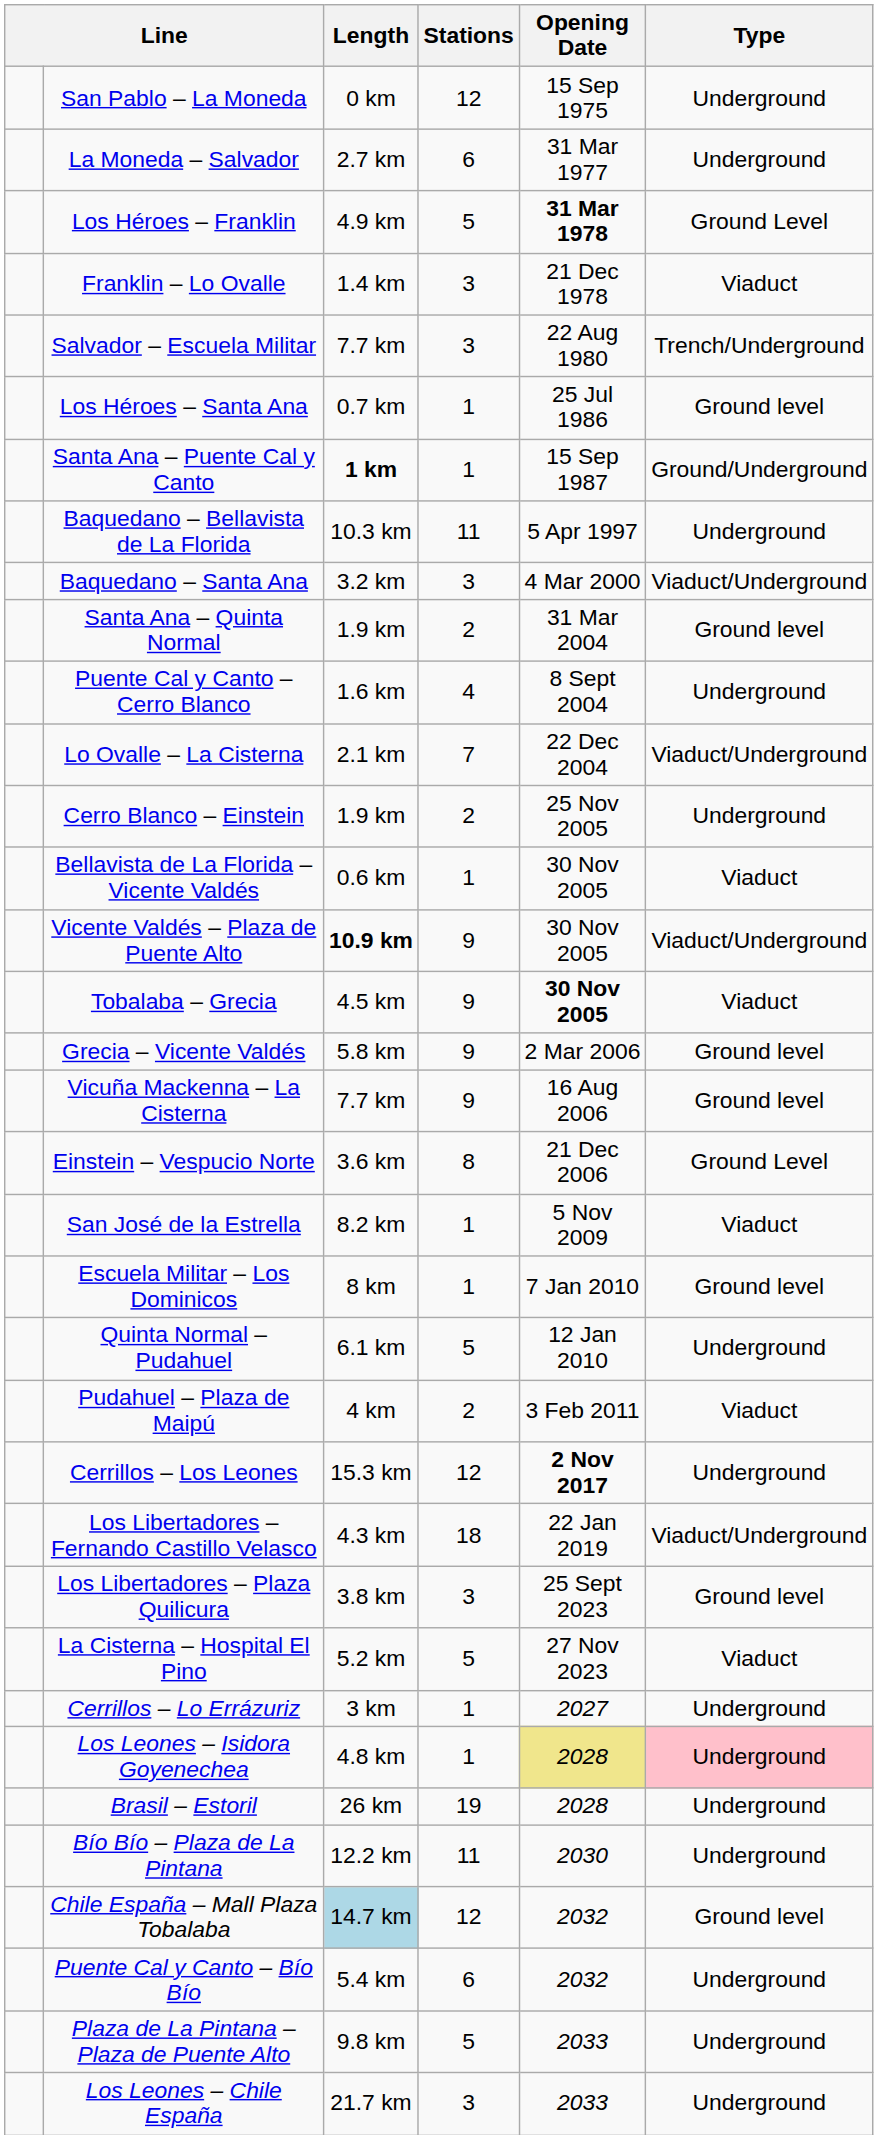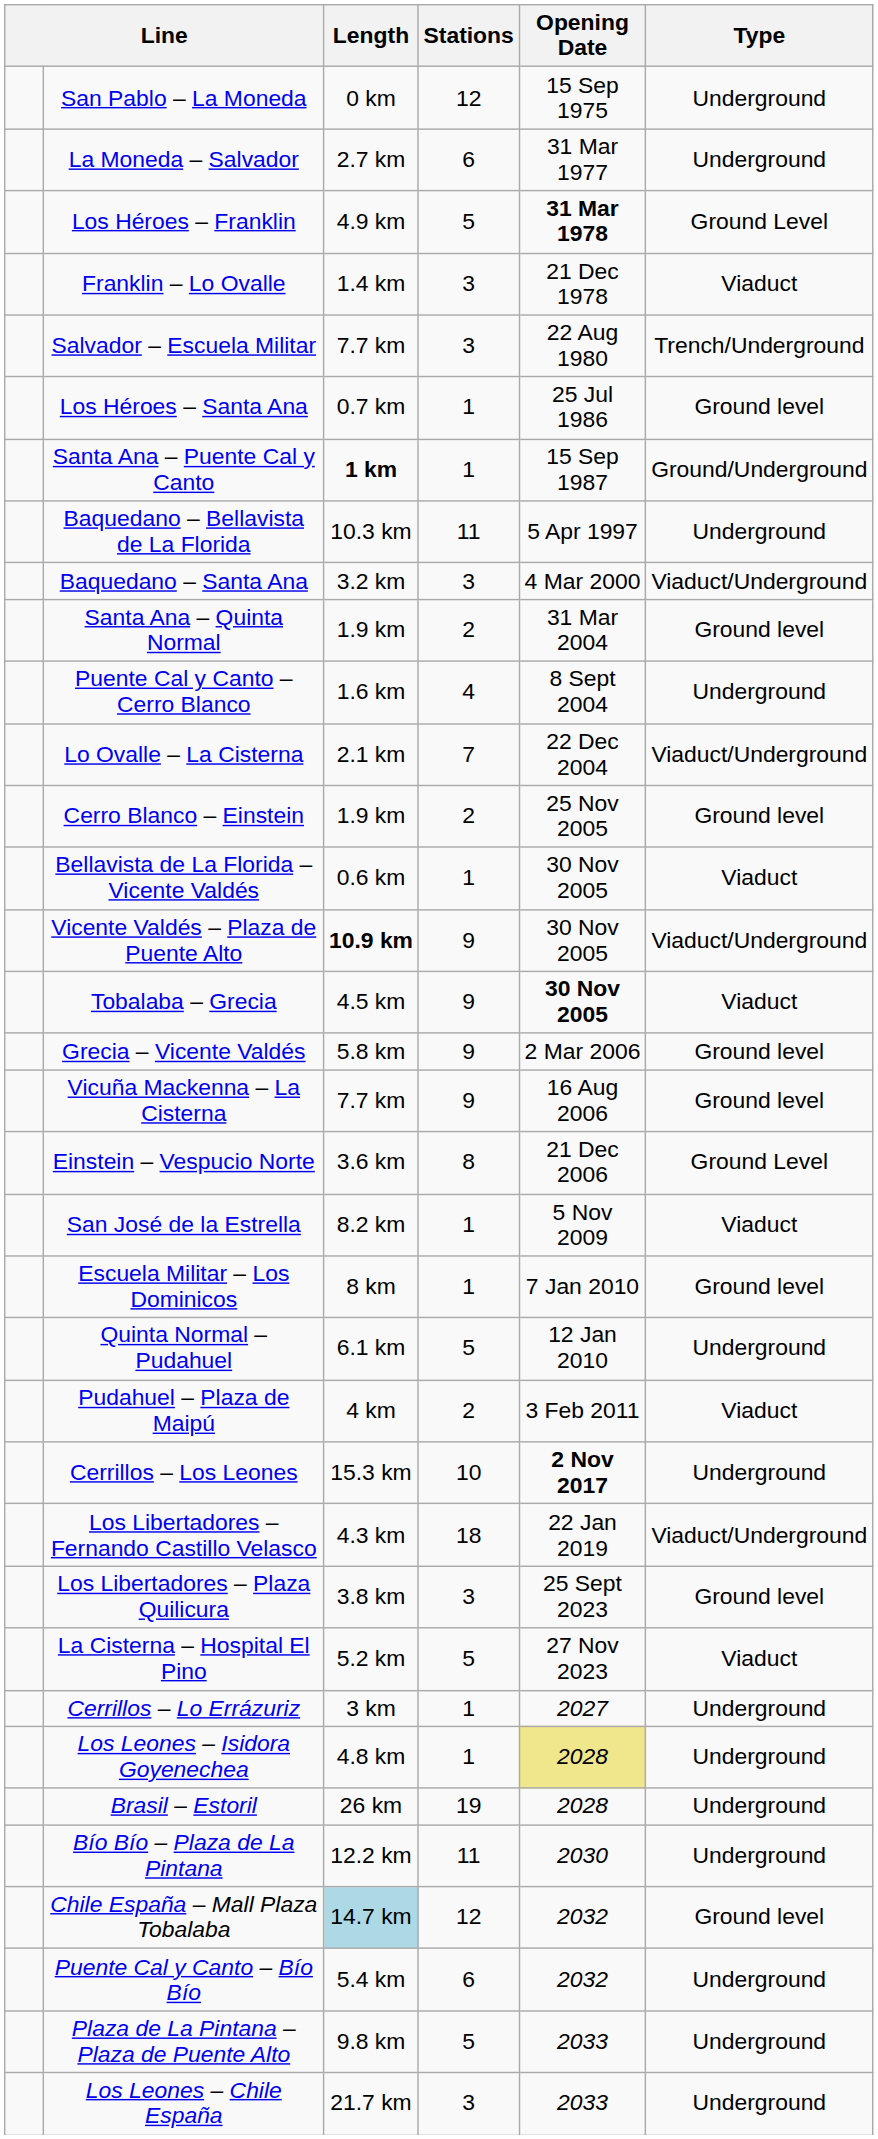(759, 816) Underground -> (759, 816) Ground level
(469, 1472) 12 -> (469, 1472) 10
(759, 1757) pink background -> (759, 1757) no background
